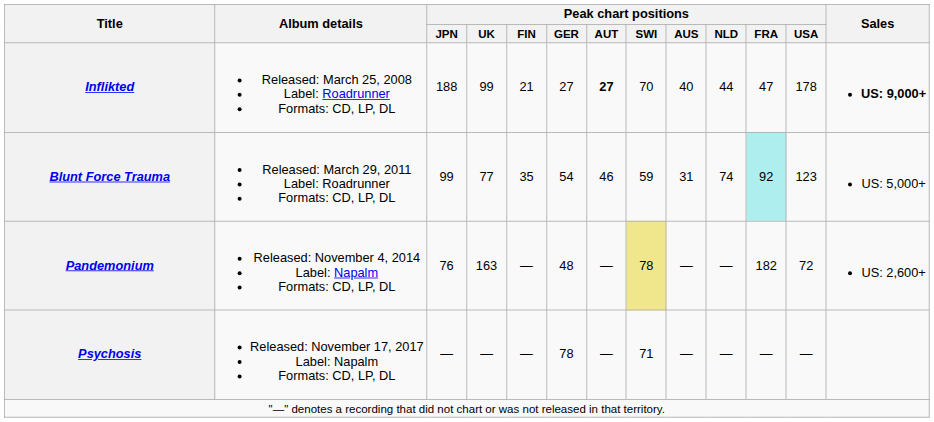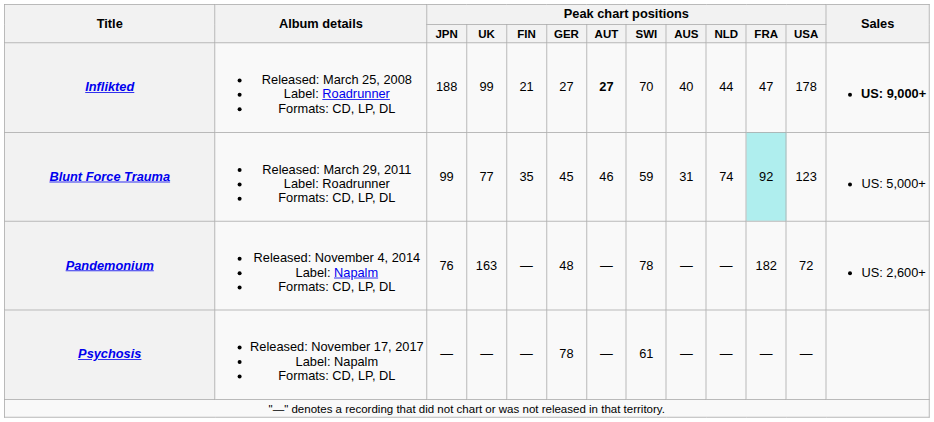(566, 176) 54 -> (566, 176) 45
(646, 265) khaki background -> (646, 265) no background
(646, 354) 71 -> (646, 354) 61
